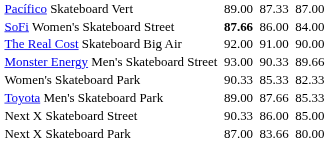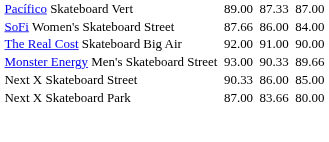(239, 26) bold -> (239, 26) normal
- row: (72, 80)
- row: (84, 97)
